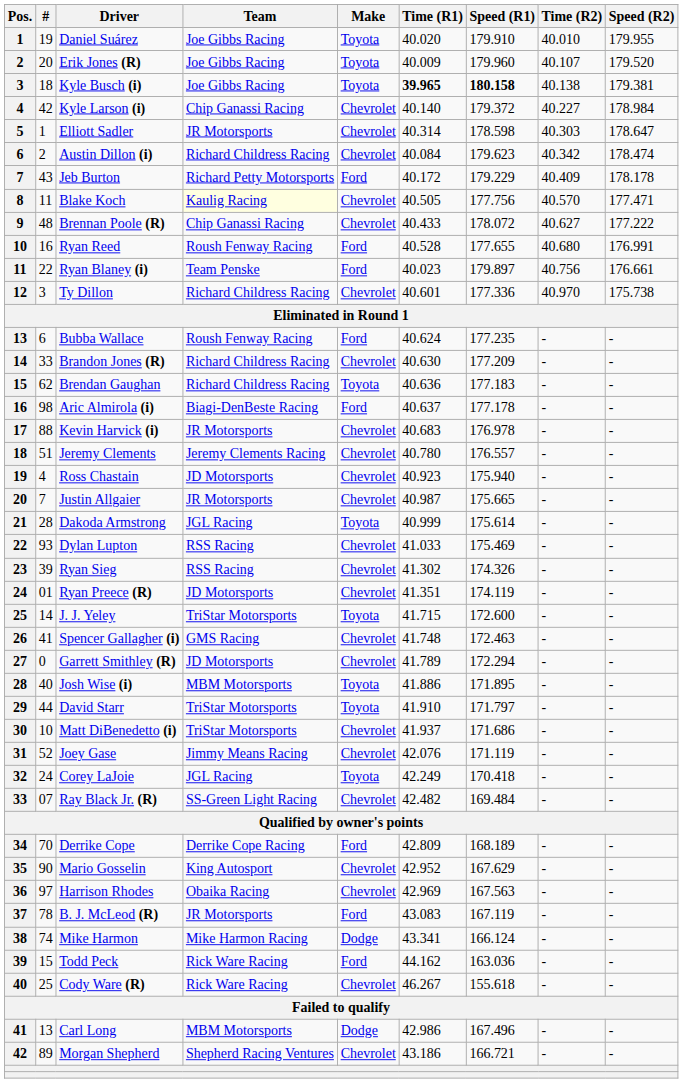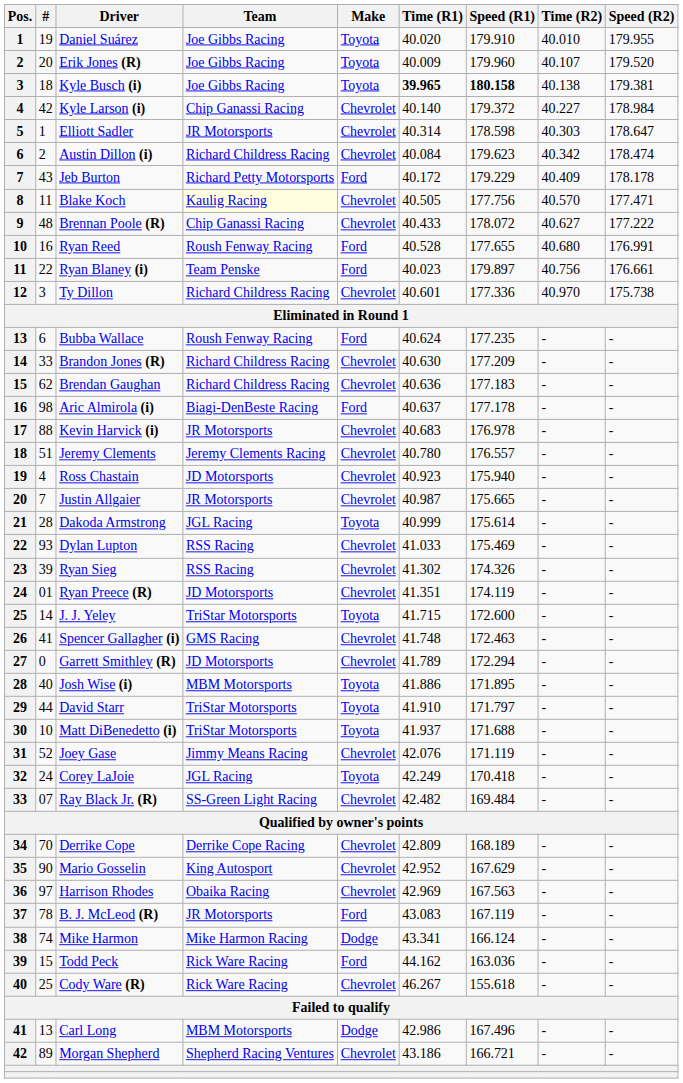(360, 385) Toyota -> (368, 385) Chevrolet
(368, 730) Chevrolet -> (360, 730) Toyota
(492, 730) 171.686 -> (492, 730) 171.688
(354, 846) Ford -> (368, 846) Chevrolet
